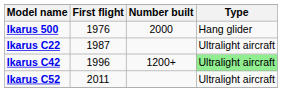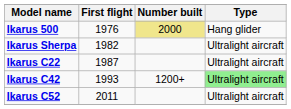(161, 30) no background -> (170, 30) khaki background
+ row: (42, 46)
(98, 63) 1996 -> (107, 79) 1993
